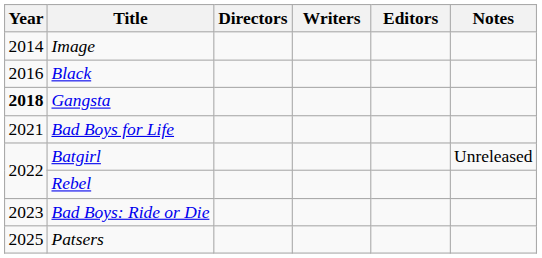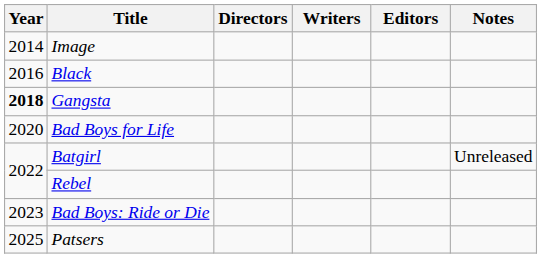(26, 128) 2021 -> (26, 128) 2020
